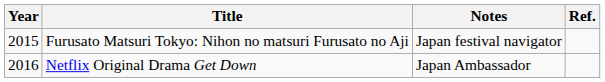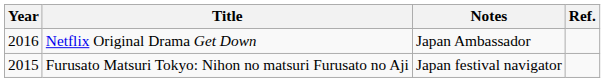rows swapped: (227, 41) <-> (151, 65)
